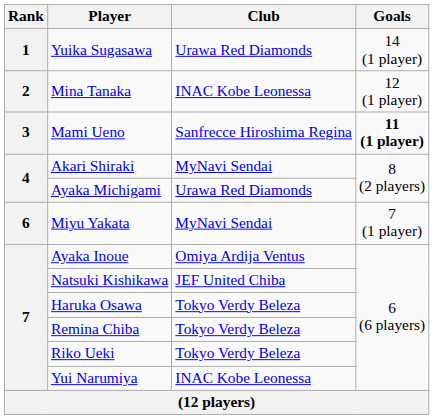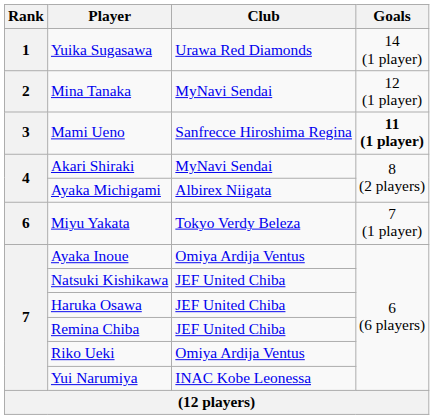(243, 91) INAC Kobe Leonessa -> (224, 91) MyNavi Sendai
(244, 190) Urawa Red Diamonds -> (223, 190) Albirex Niigata
(224, 223) MyNavi Sendai -> (238, 223) Tokyo Verdy Beleza
(238, 305) Tokyo Verdy Beleza -> (230, 305) JEF United Chiba
(238, 329) Tokyo Verdy Beleza -> (230, 329) JEF United Chiba
(238, 353) Tokyo Verdy Beleza -> (240, 353) Omiya Ardija Ventus
